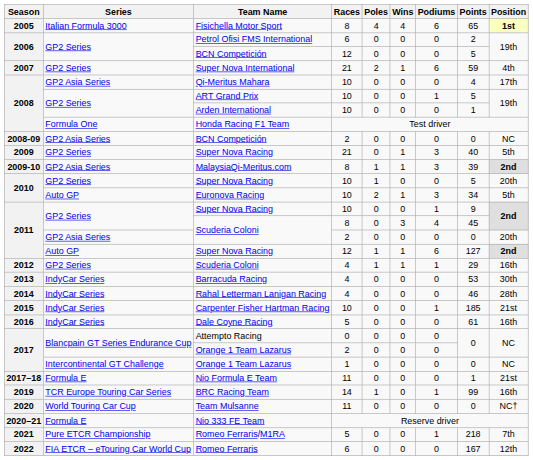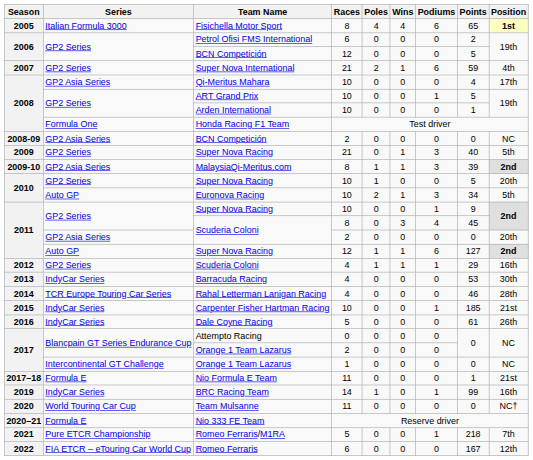(75, 294) IndyCar Series -> (108, 294) TCR Europe Touring Car Series
(509, 322) 16th -> (509, 322) 26th
(108, 393) TCR Europe Touring Car Series -> (75, 393) IndyCar Series
